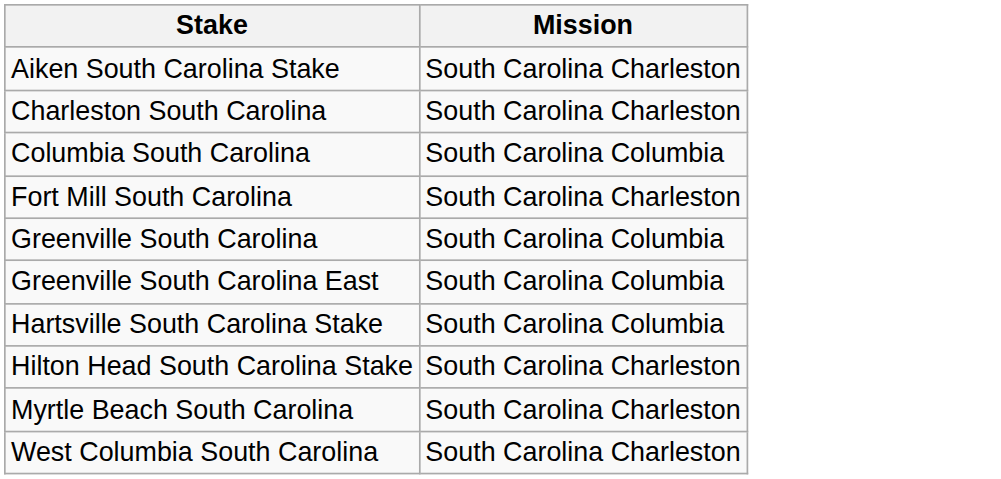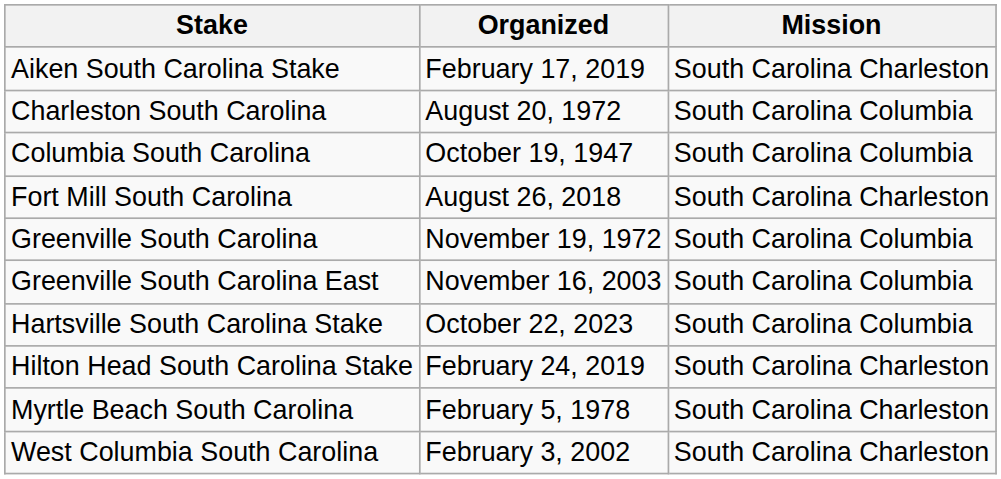+ column: (543, 25)
(583, 111) South Carolina Charleston -> (823, 111) South Carolina Columbia
